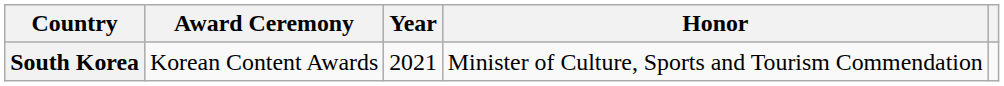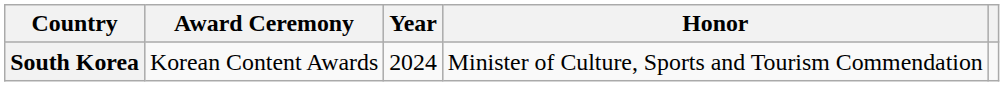(413, 61) 2021 -> (413, 61) 2024
